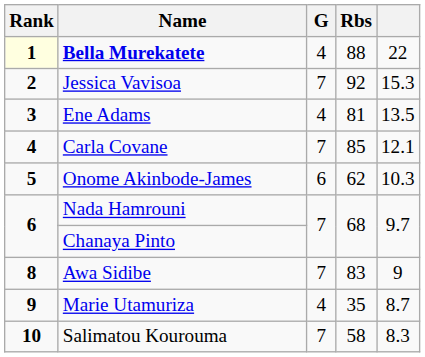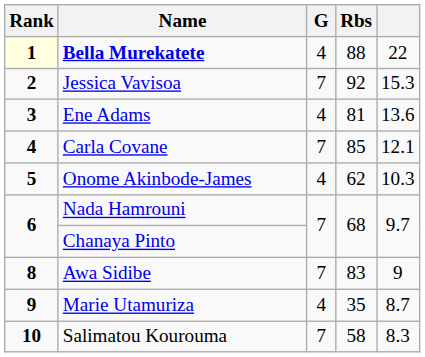(398, 115) 13.5 -> (398, 115) 13.6
(321, 178) 6 -> (321, 178) 4
